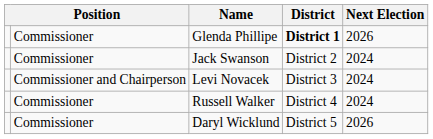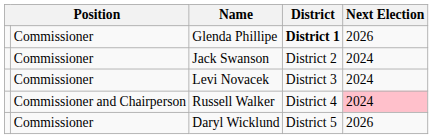(100, 79) Commissioner and Chairperson -> (53, 79) Commissioner
(53, 101) Commissioner -> (100, 101) Commissioner and Chairperson
(360, 101) no background -> (360, 101) pink background
